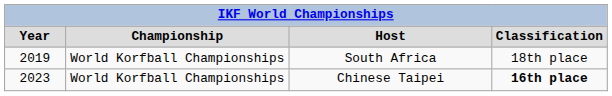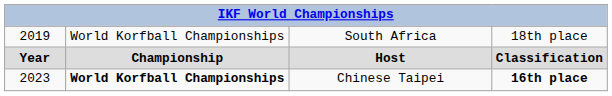rows swapped: (391, 36) <-> (391, 58)
(177, 79) normal -> (177, 79) bold
